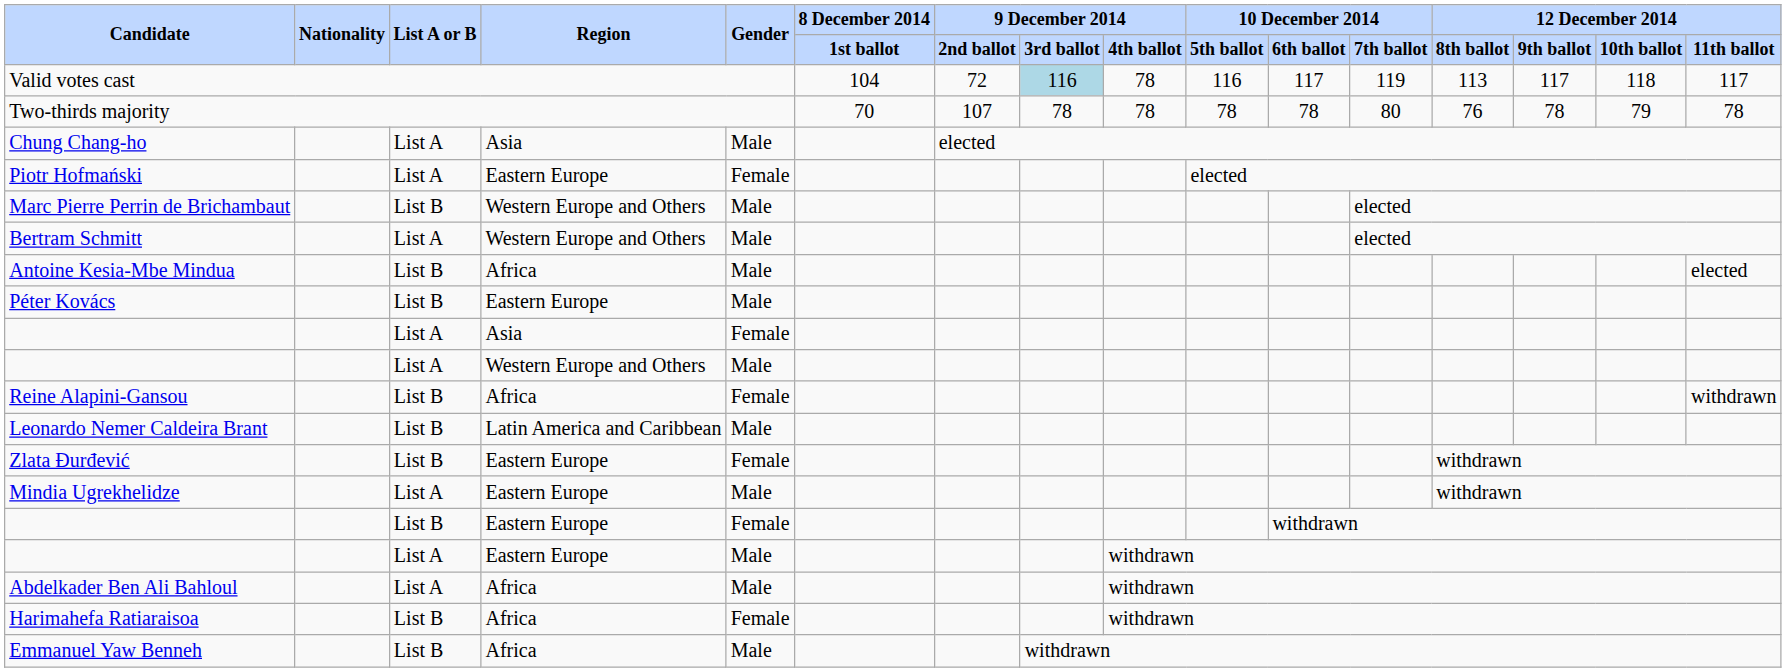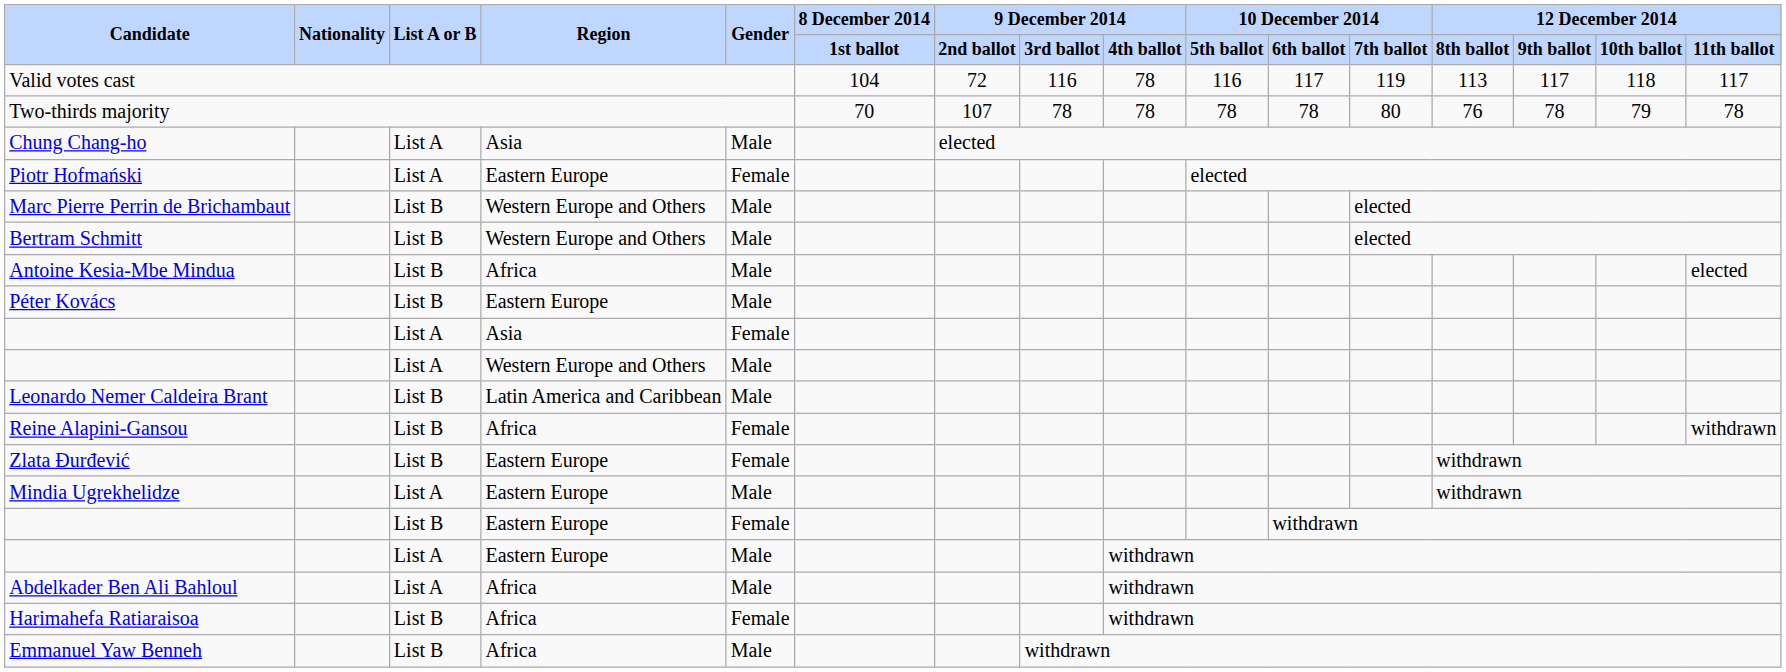(1062, 79) lightblue background -> (1062, 79) no background
(419, 238) List A -> (419, 238) List B
rows swapped: (138, 428) <-> (98, 396)
